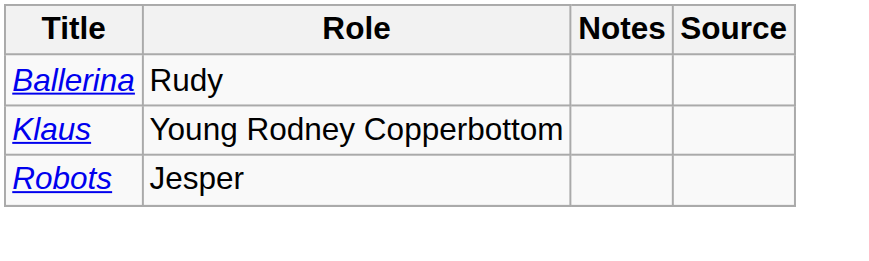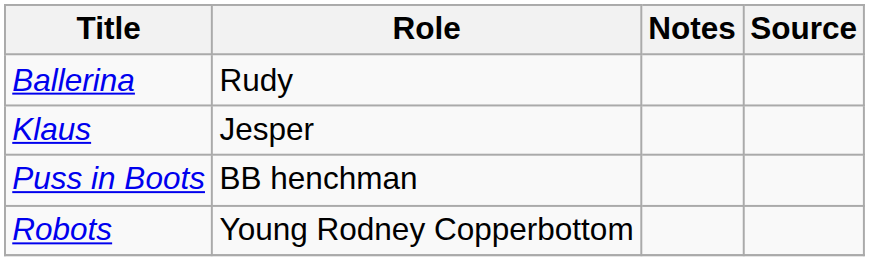(357, 129) Young Rodney Copperbottom -> (267, 129) Jesper
+ row: (109, 179)
(197, 179) Jesper -> (427, 229) Young Rodney Copperbottom
